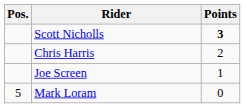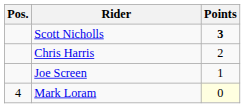(18, 92) 5 -> (18, 92) 4
(220, 92) no background -> (220, 92) lightyellow background
